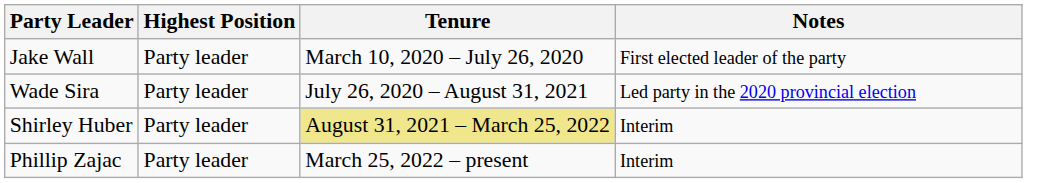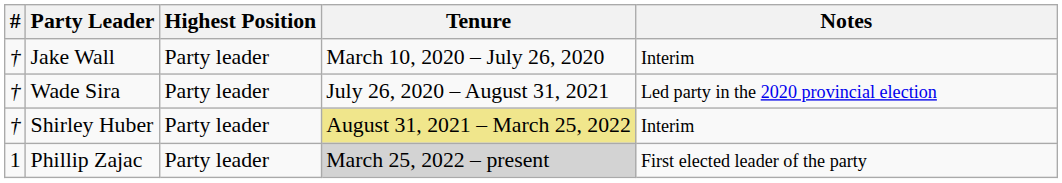+ column: (15, 21)
(733, 57) First elected leader of the party -> (668, 57) Interim
(417, 159) no background -> (438, 159) lightgrey background
(647, 161) Interim -> (754, 161) First elected leader of the party
